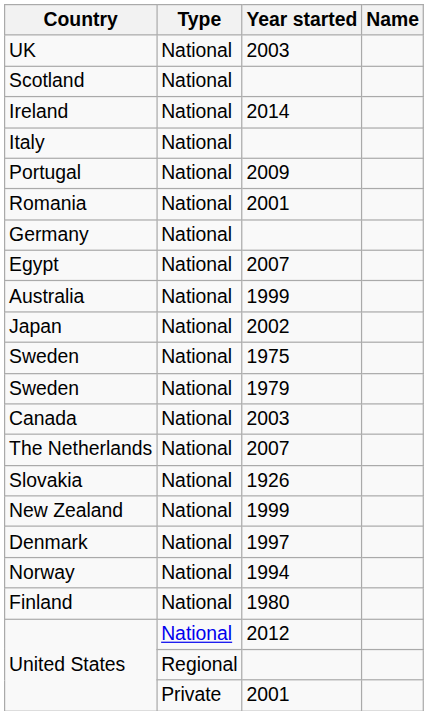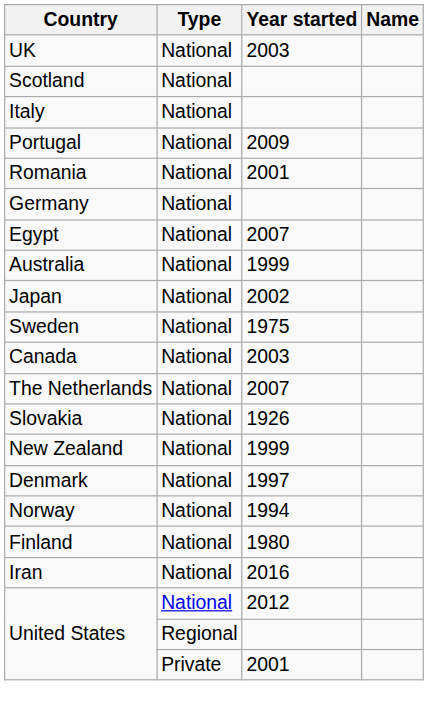- row: (39, 111)
- row: (44, 388)
+ row: (26, 572)
